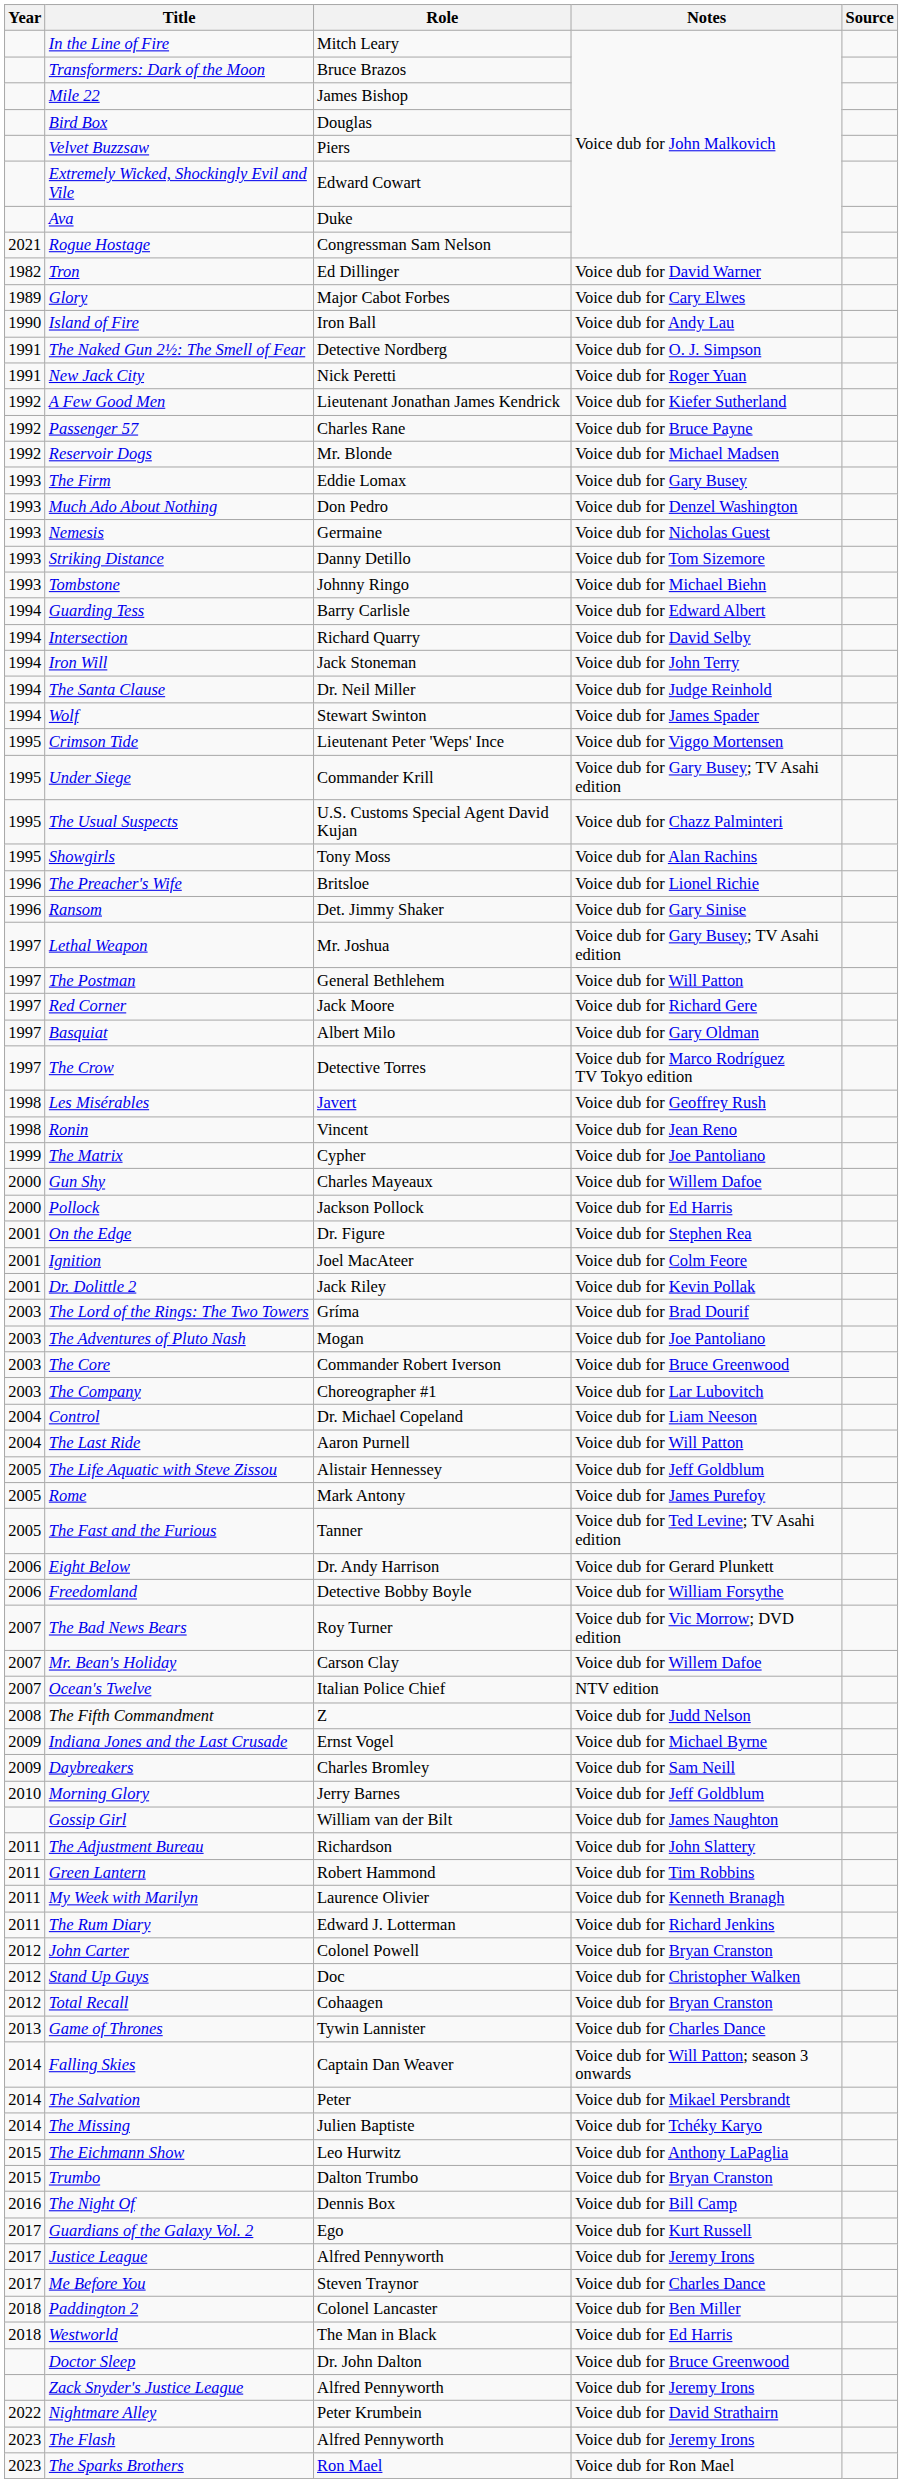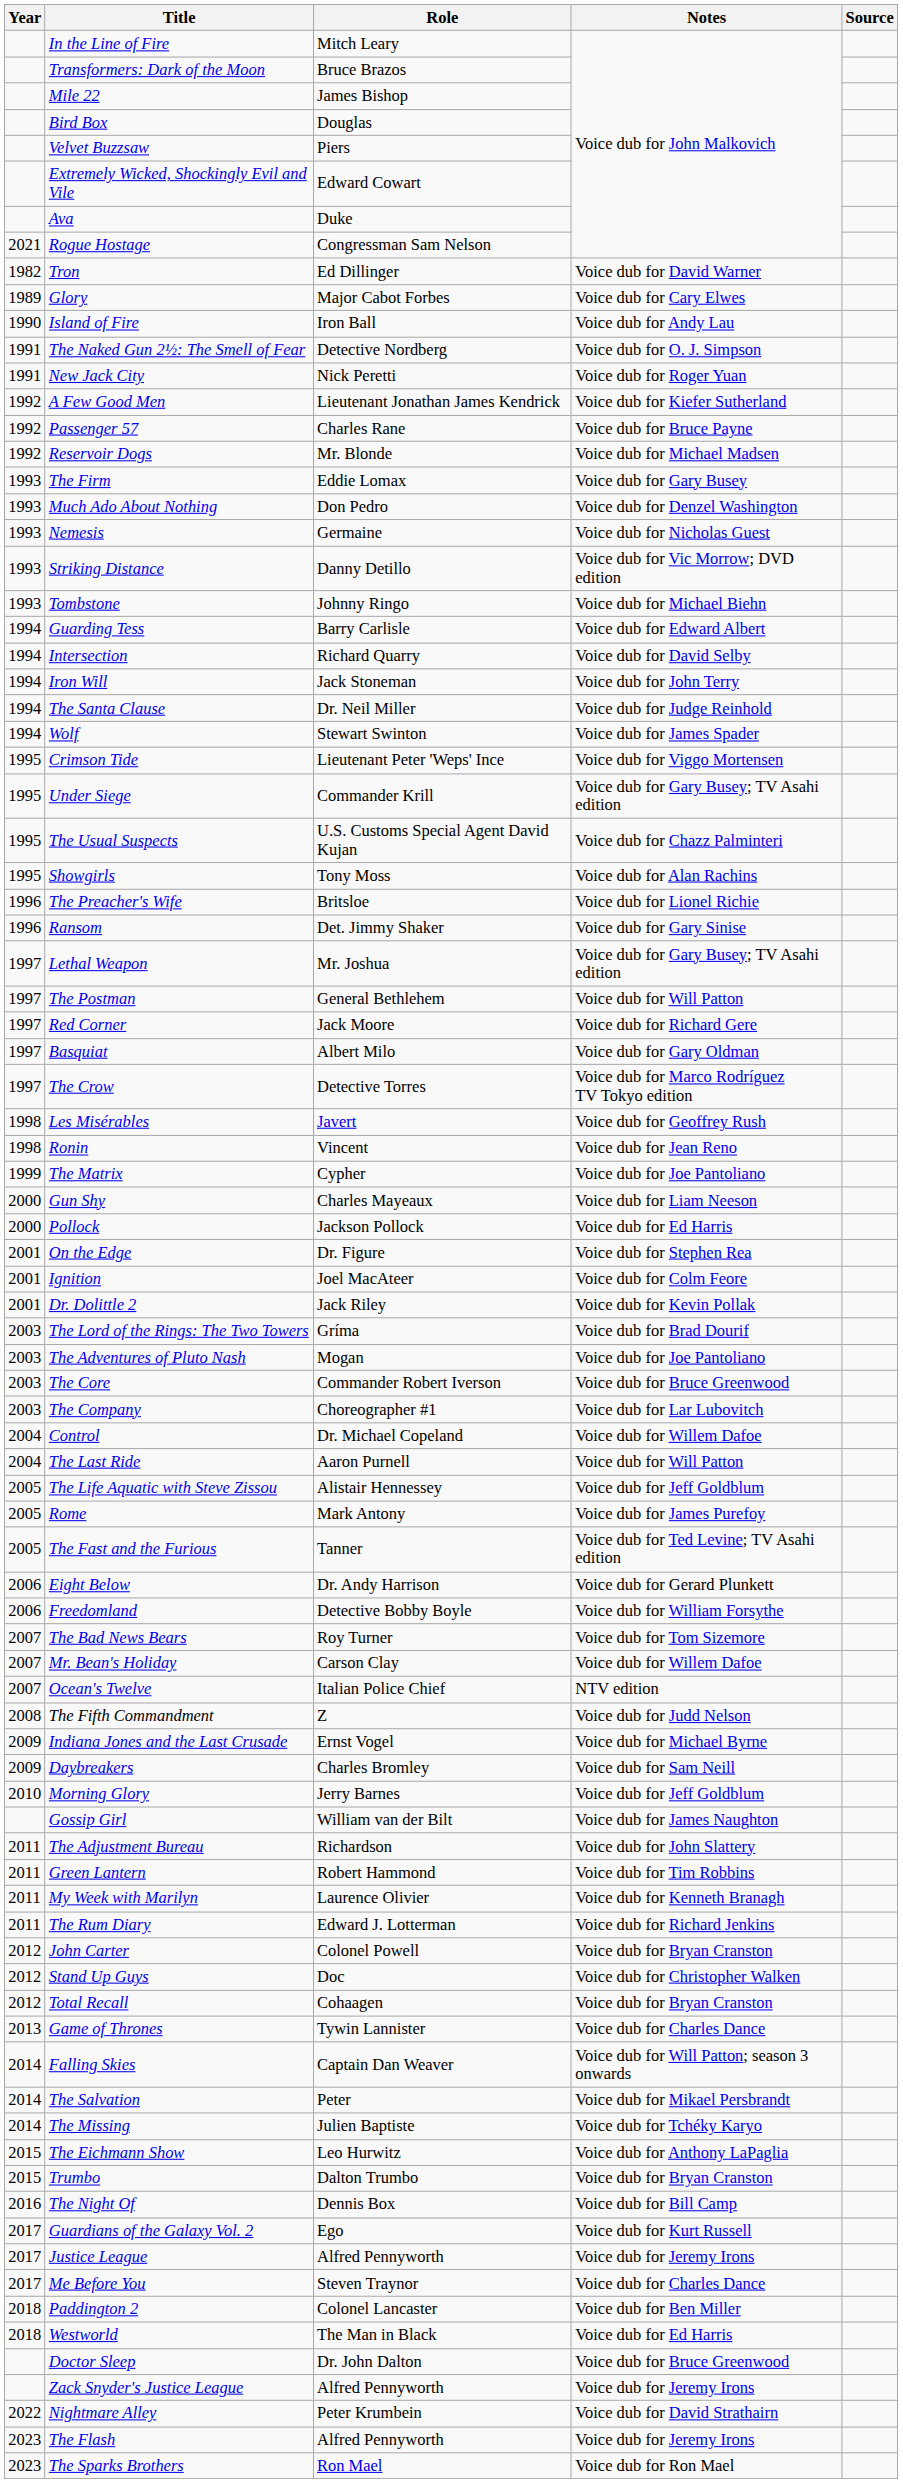(670, 558) Voice dub for Tom Sizemore -> (685, 568) Voice dub for Vic Morrow; DVD edition
(668, 1181) Voice dub for Willem Dafoe -> (666, 1200) Voice dub for Liam Neeson
(666, 1417) Voice dub for Liam Neeson -> (668, 1435) Voice dub for Willem Dafoe
(685, 1627) Voice dub for Vic Morrow; DVD edition -> (670, 1637) Voice dub for Tom Sizemore
